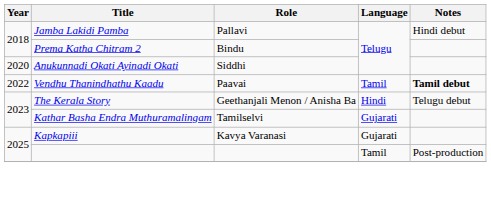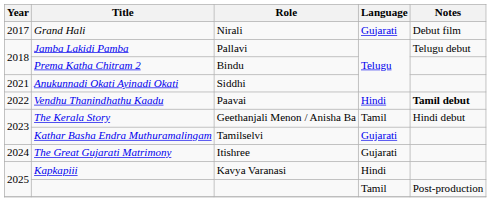+ row: (60, 30)
(439, 30) Hindi debut -> (442, 48) Telugu debut
(18, 65) 2020 -> (18, 83) 2021
(374, 83) Tamil -> (374, 100) Hindi
(374, 100) Hindi -> (374, 118) Tamil
(442, 100) Telugu debut -> (439, 118) Hindi debut
+ row: (103, 153)
(379, 135) Gujarati -> (374, 170) Hindi
